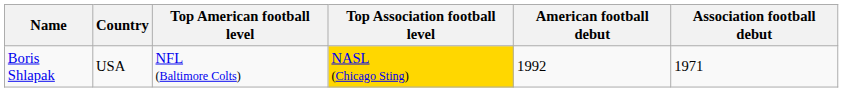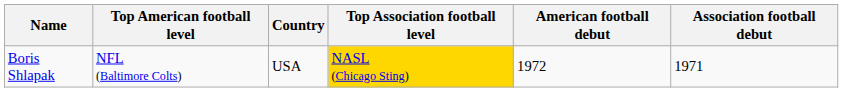columns swapped: (122, 25) <-> (240, 25)
(532, 66) 1992 -> (532, 66) 1972
